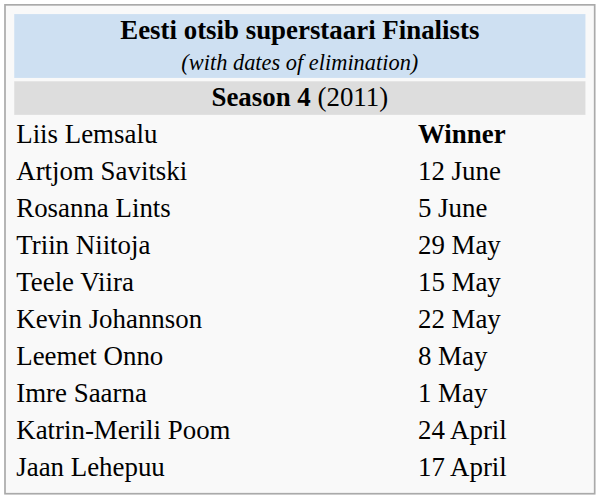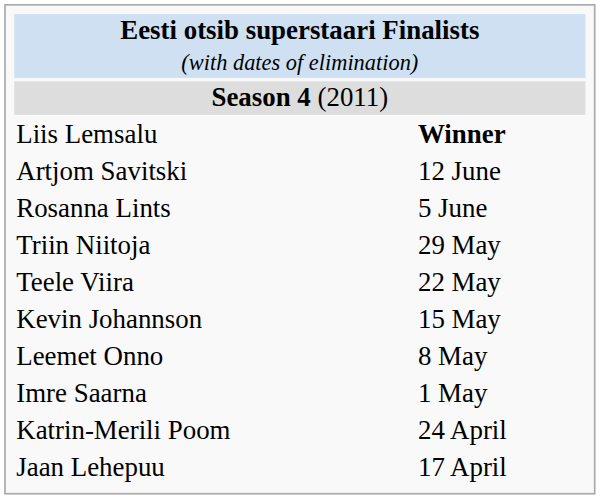(459, 282) 15 May -> (459, 282) 22 May
(459, 319) 22 May -> (459, 319) 15 May
